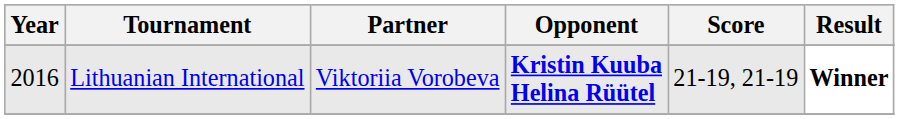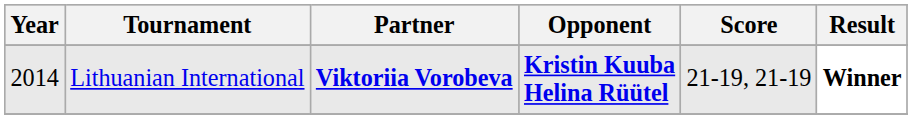(35, 79) 2016 -> (35, 79) 2014
(408, 79) normal -> (414, 79) bold
